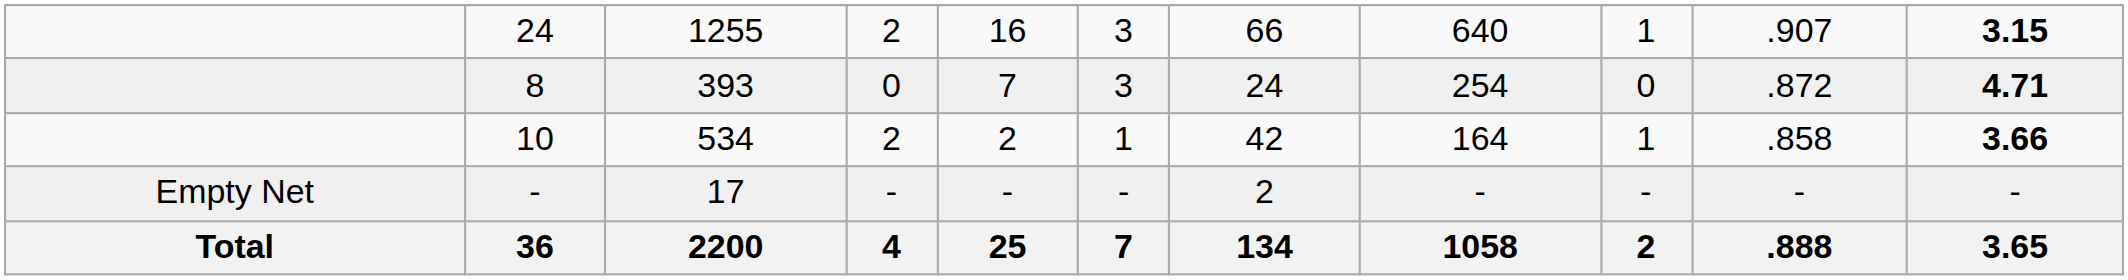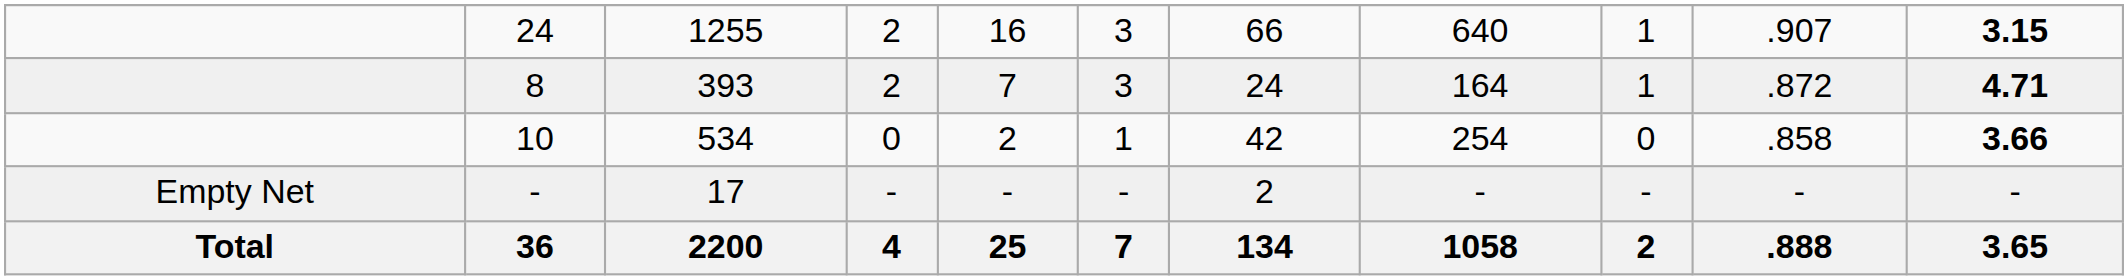(891, 85) 0 -> (891, 85) 2
(1480, 85) 254 -> (1480, 85) 164
(1646, 85) 0 -> (1646, 85) 1
(891, 138) 2 -> (891, 138) 0
(1480, 138) 164 -> (1480, 138) 254
(1646, 138) 1 -> (1646, 138) 0
